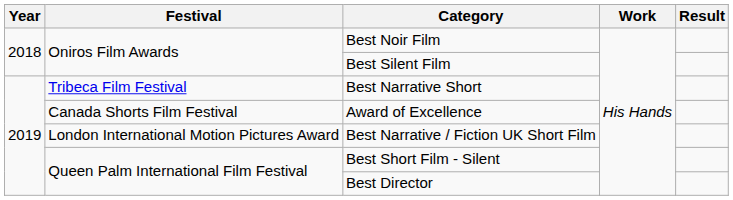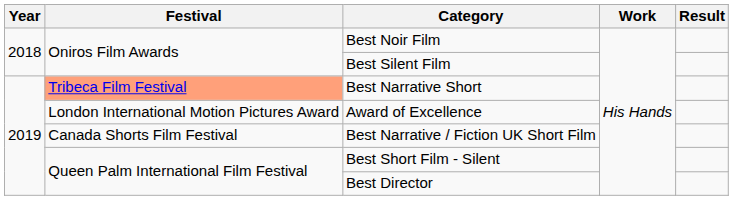(117, 87) no background -> (117, 87) lightsalmon background
(143, 111) Canada Shorts Film Festival -> (194, 111) London International Motion Pictures Award
(194, 135) London International Motion Pictures Award -> (143, 135) Canada Shorts Film Festival
